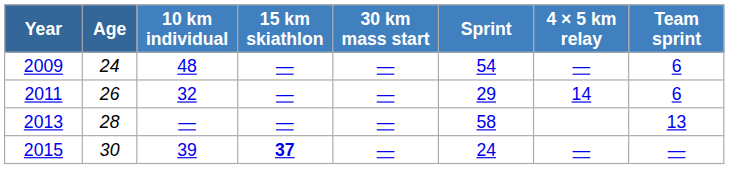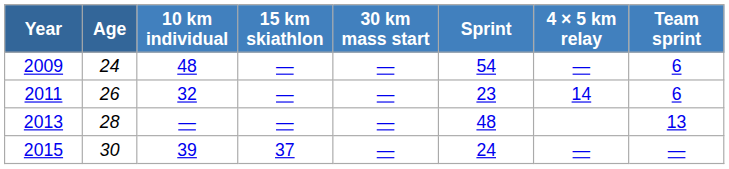(486, 94) 29 -> (486, 94) 23
(486, 122) 58 -> (486, 122) 48
(285, 150) bold -> (285, 150) normal
